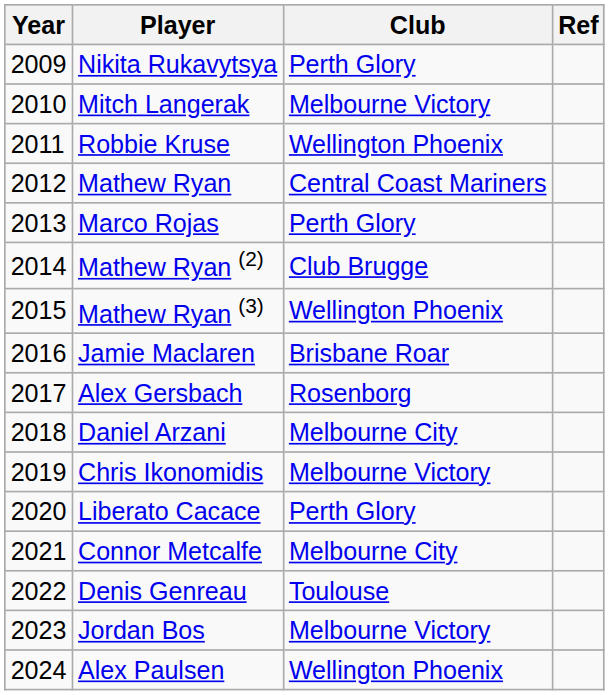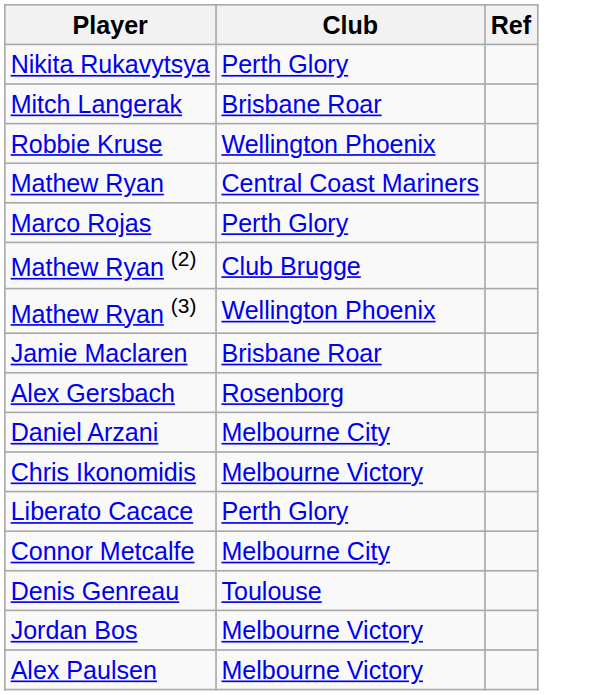- column: (39, 25)
(390, 104) Melbourne Victory -> (302, 104) Brisbane Roar
(396, 670) Wellington Phoenix -> (322, 670) Melbourne Victory
